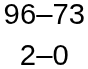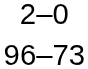rows swapped: (44, 14) <-> (44, 55)
